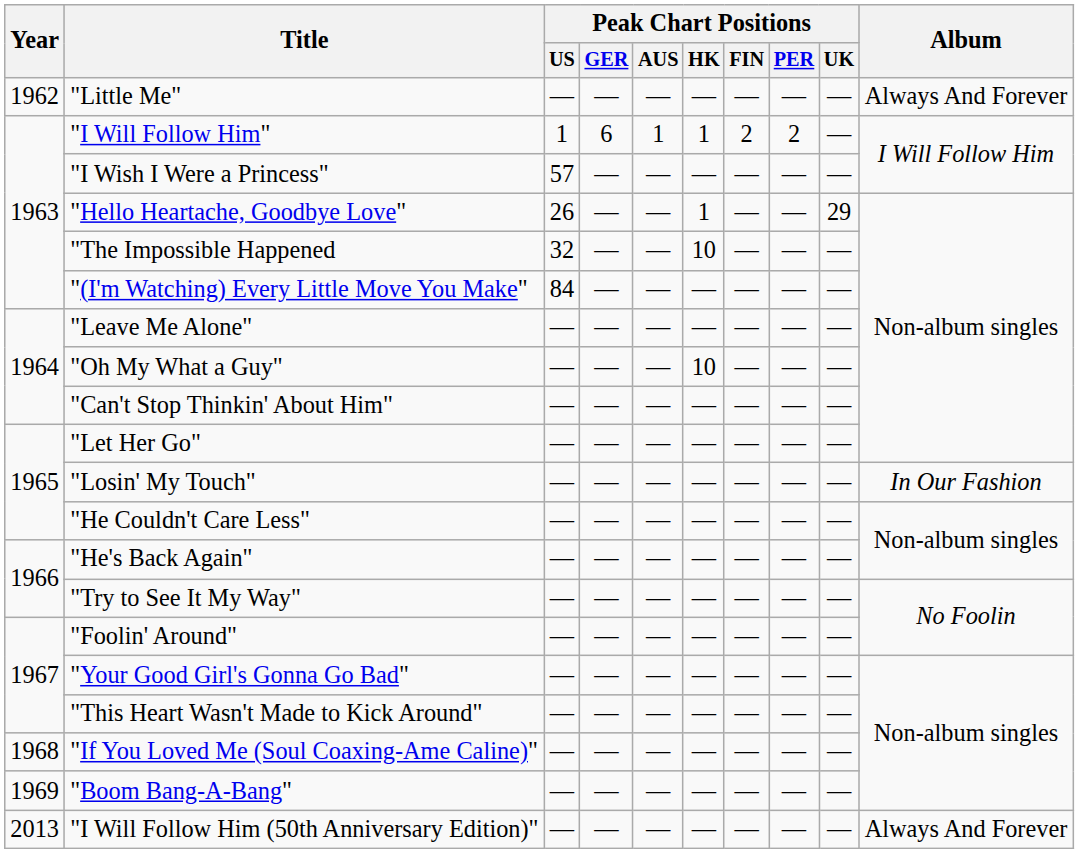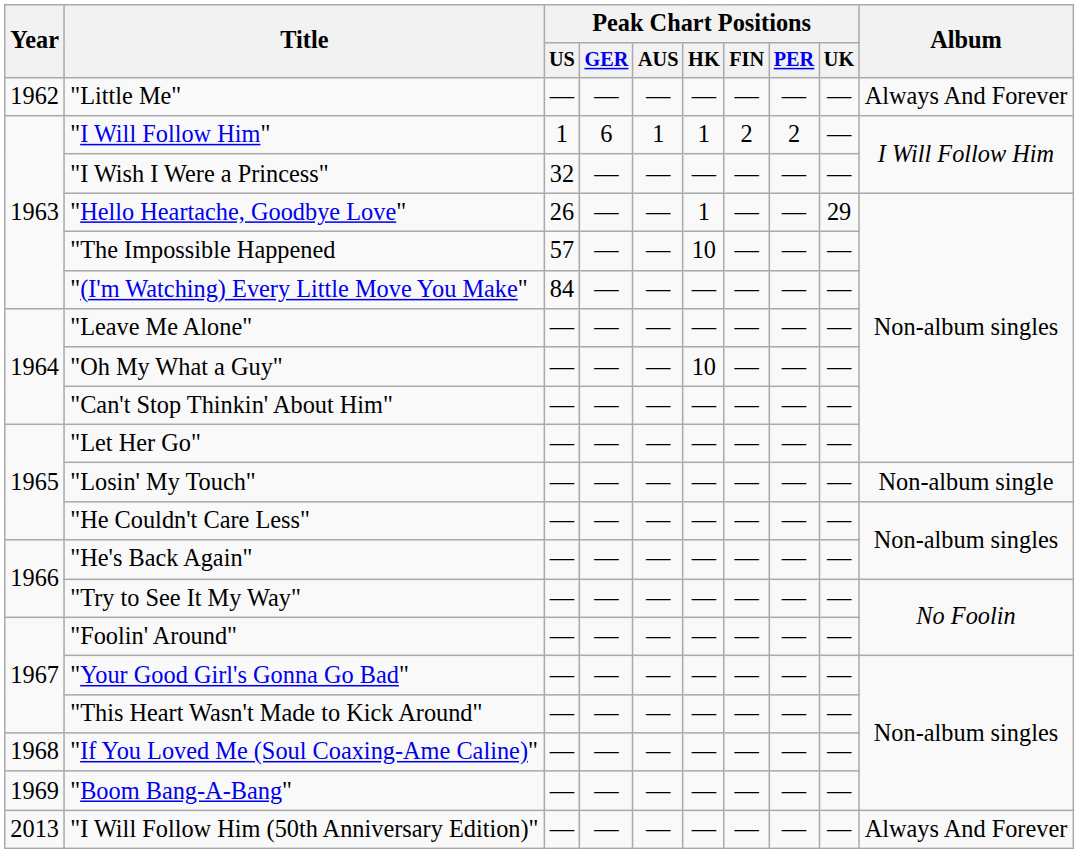(562, 173) 57 -> (562, 173) 32
(562, 250) 32 -> (562, 250) 57
(966, 481) In Our Fashion -> (966, 481) Non-album single
